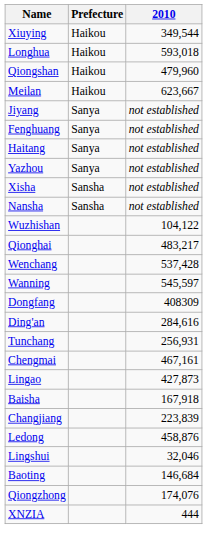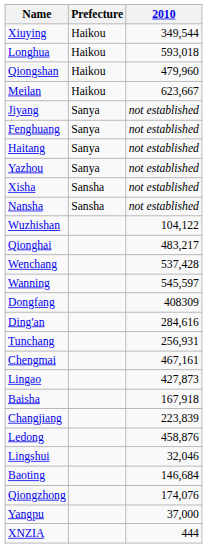+ row: (26, 514)
